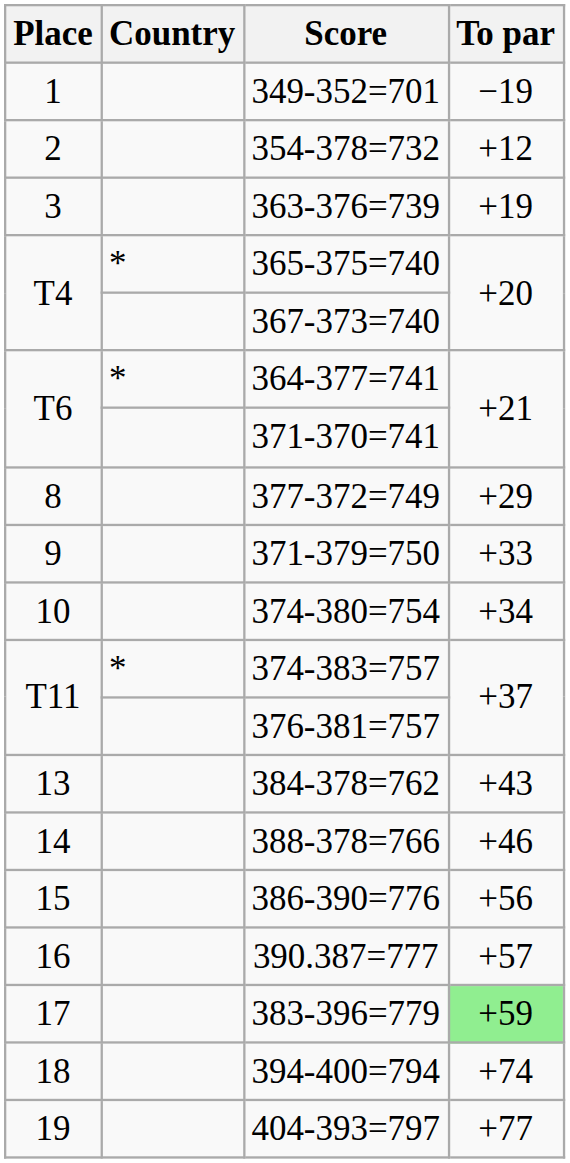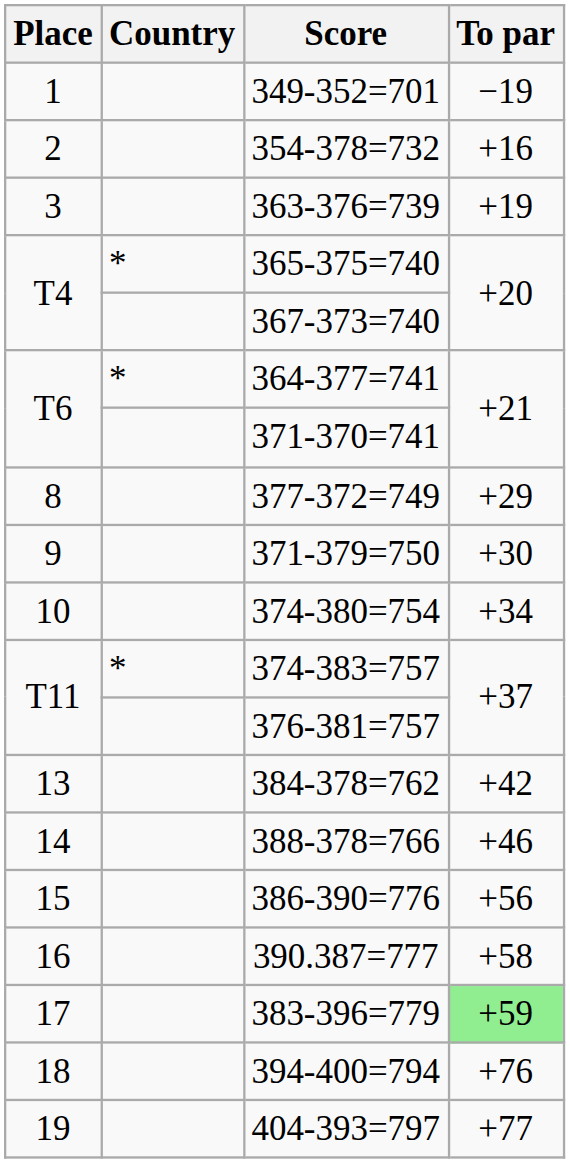(506, 148) +12 -> (506, 148) +16
(506, 552) +33 -> (506, 552) +30
(506, 782) +43 -> (506, 782) +42
(506, 955) +57 -> (506, 955) +58
(506, 1071) +74 -> (506, 1071) +76
